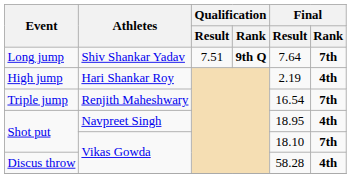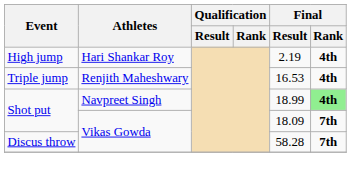- row: (36, 57)
(290, 100) 16.54 -> (290, 78) 16.53
(328, 100) 7th -> (328, 78) 4th
(290, 121) 18.95 -> (290, 100) 18.99
(328, 121) no background -> (328, 100) lightgreen background
(290, 142) 18.10 -> (290, 121) 18.09
(328, 163) 4th -> (328, 142) 7th
